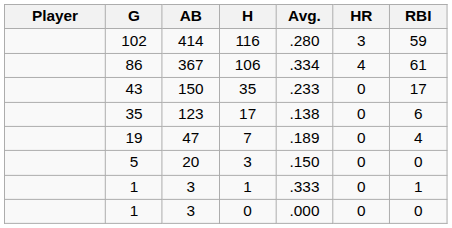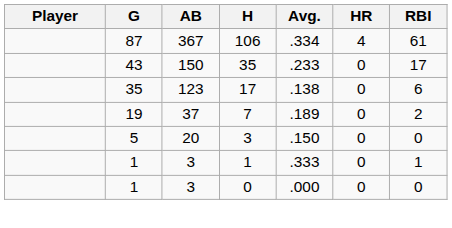- row: (248, 41)
(134, 65) 86 -> (134, 41) 87
(191, 138) 47 -> (191, 114) 37
(418, 138) 4 -> (418, 114) 2
